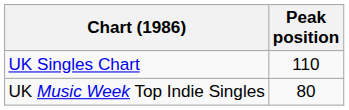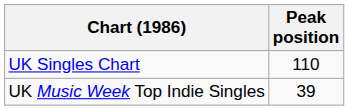(306, 91) 80 -> (306, 91) 39
